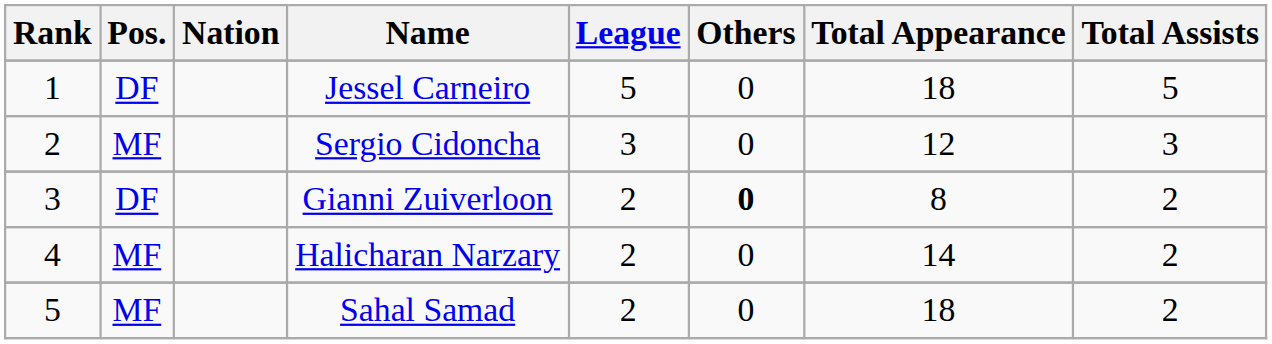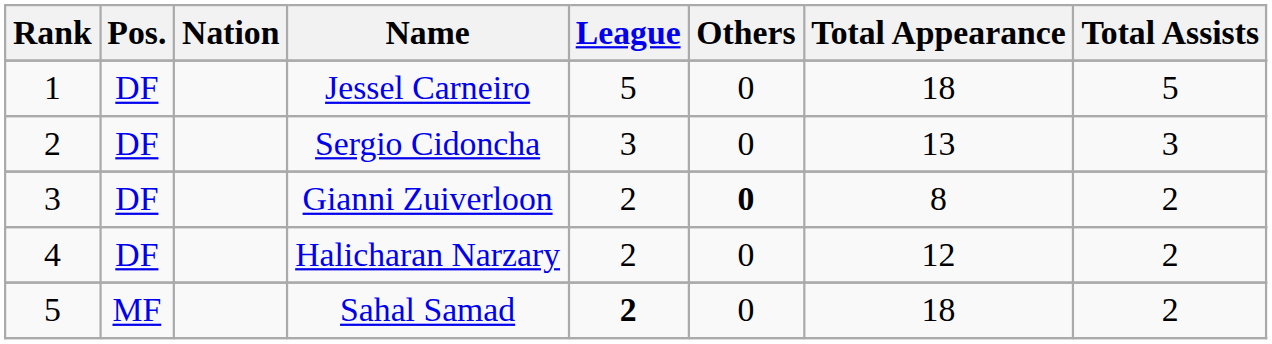(137, 143) MF -> (137, 143) DF
(938, 143) 12 -> (938, 143) 13
(137, 255) MF -> (137, 255) DF
(938, 255) 14 -> (938, 255) 12
(628, 310) normal -> (628, 310) bold
